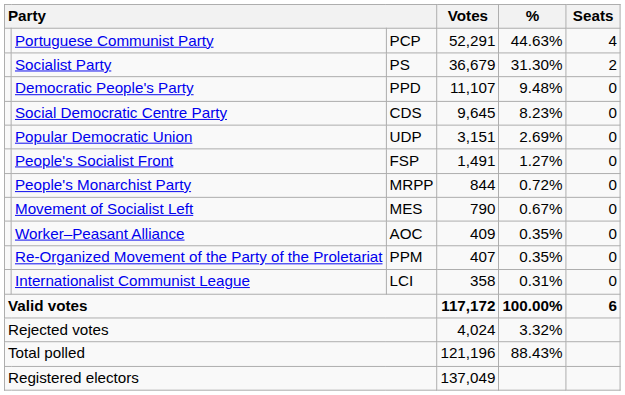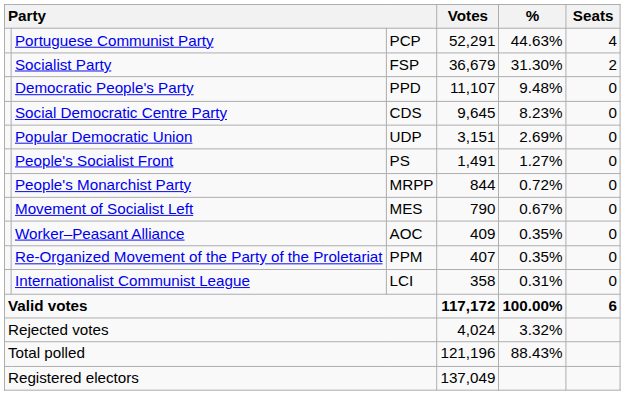(400, 64) PS -> (404, 64) FSP
(404, 161) FSP -> (400, 161) PS
